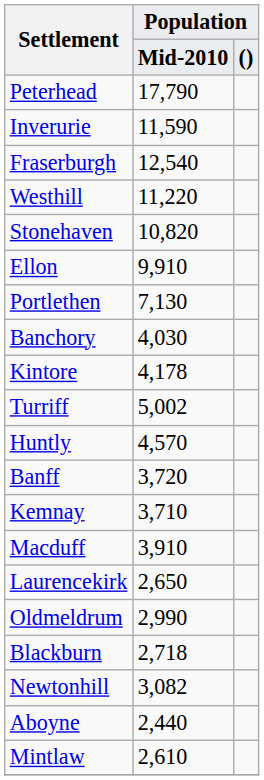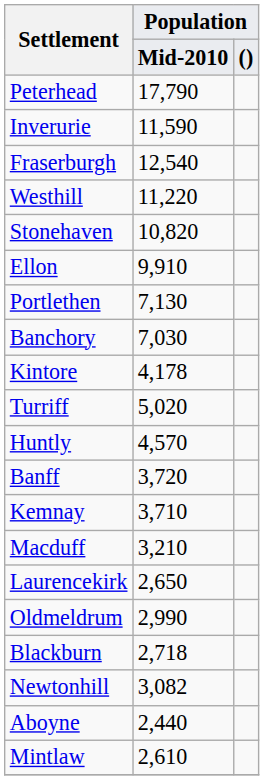(162, 337) 4,030 -> (162, 337) 7,030
(162, 407) 5,002 -> (162, 407) 5,020
(162, 547) 3,910 -> (162, 547) 3,210
